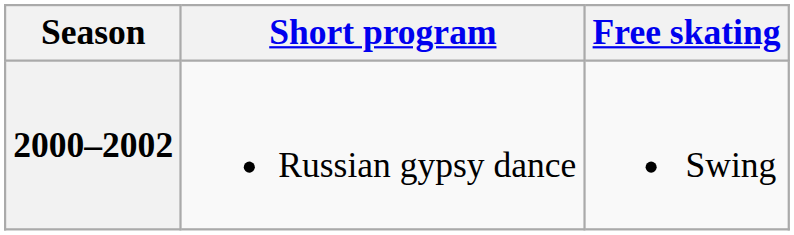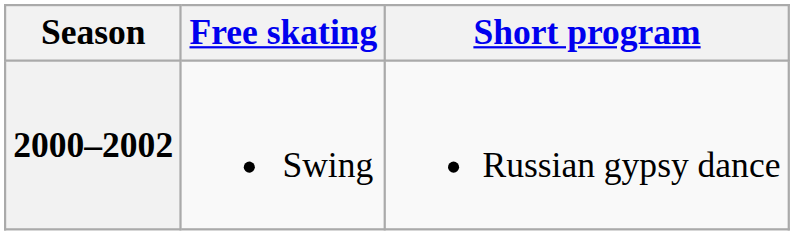columns swapped: (383, 32) <-> (687, 32)
